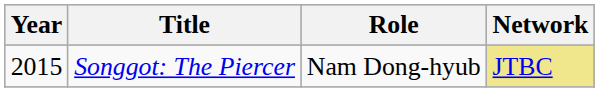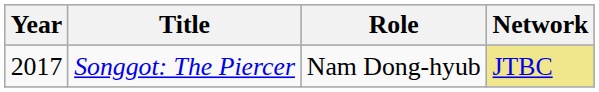(37, 65) 2015 -> (37, 65) 2017
